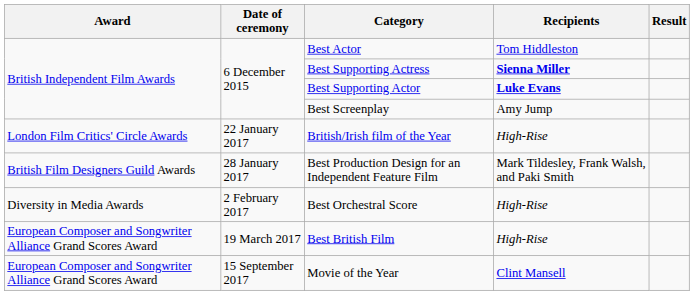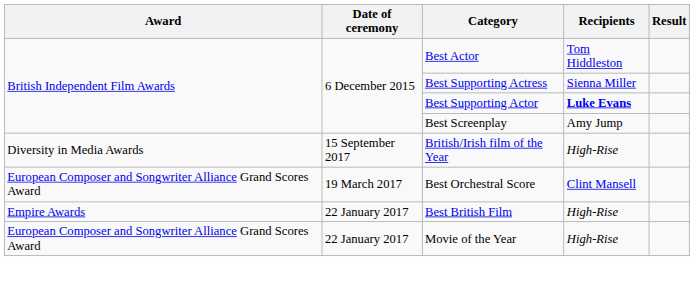(533, 68) bold -> (601, 83) normal
(97, 136) London Film Critics' Circle Awards -> (75, 150) Diversity in Media Awards
(251, 136) 22 January 2017 -> (360, 150) 15 September 2017
- row: (384, 170)
(75, 204) Diversity in Media Awards -> (158, 184) European Composer and Songwriter Alliance Grand Scores Award
(251, 204) 2 February 2017 -> (364, 184) 19 March 2017
(522, 204) High-Rise -> (601, 184) Clint Mansell
(99, 238) European Composer and Songwriter Alliance Grand Scores Award -> (46, 211) Empire Awards
(262, 238) 19 March 2017 -> (367, 211) 22 January 2017
(258, 273) 15 September 2017 -> (367, 238) 22 January 2017
(531, 273) Clint Mansell -> (592, 238) High-Rise
